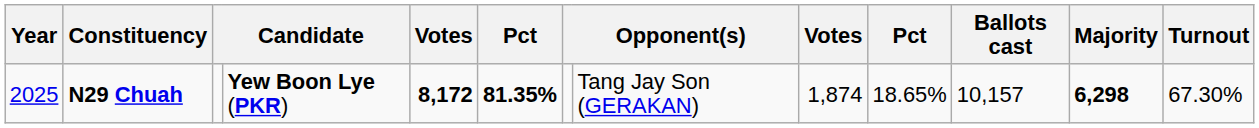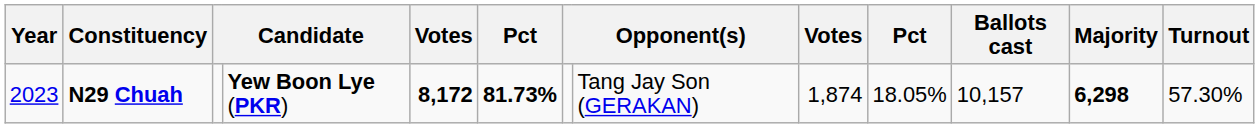(34, 93) 2025 -> (34, 93) 2023
(520, 93) 81.35% -> (520, 93) 81.73%
(910, 93) 18.65% -> (910, 93) 18.05%
(1205, 93) 67.30% -> (1205, 93) 57.30%
